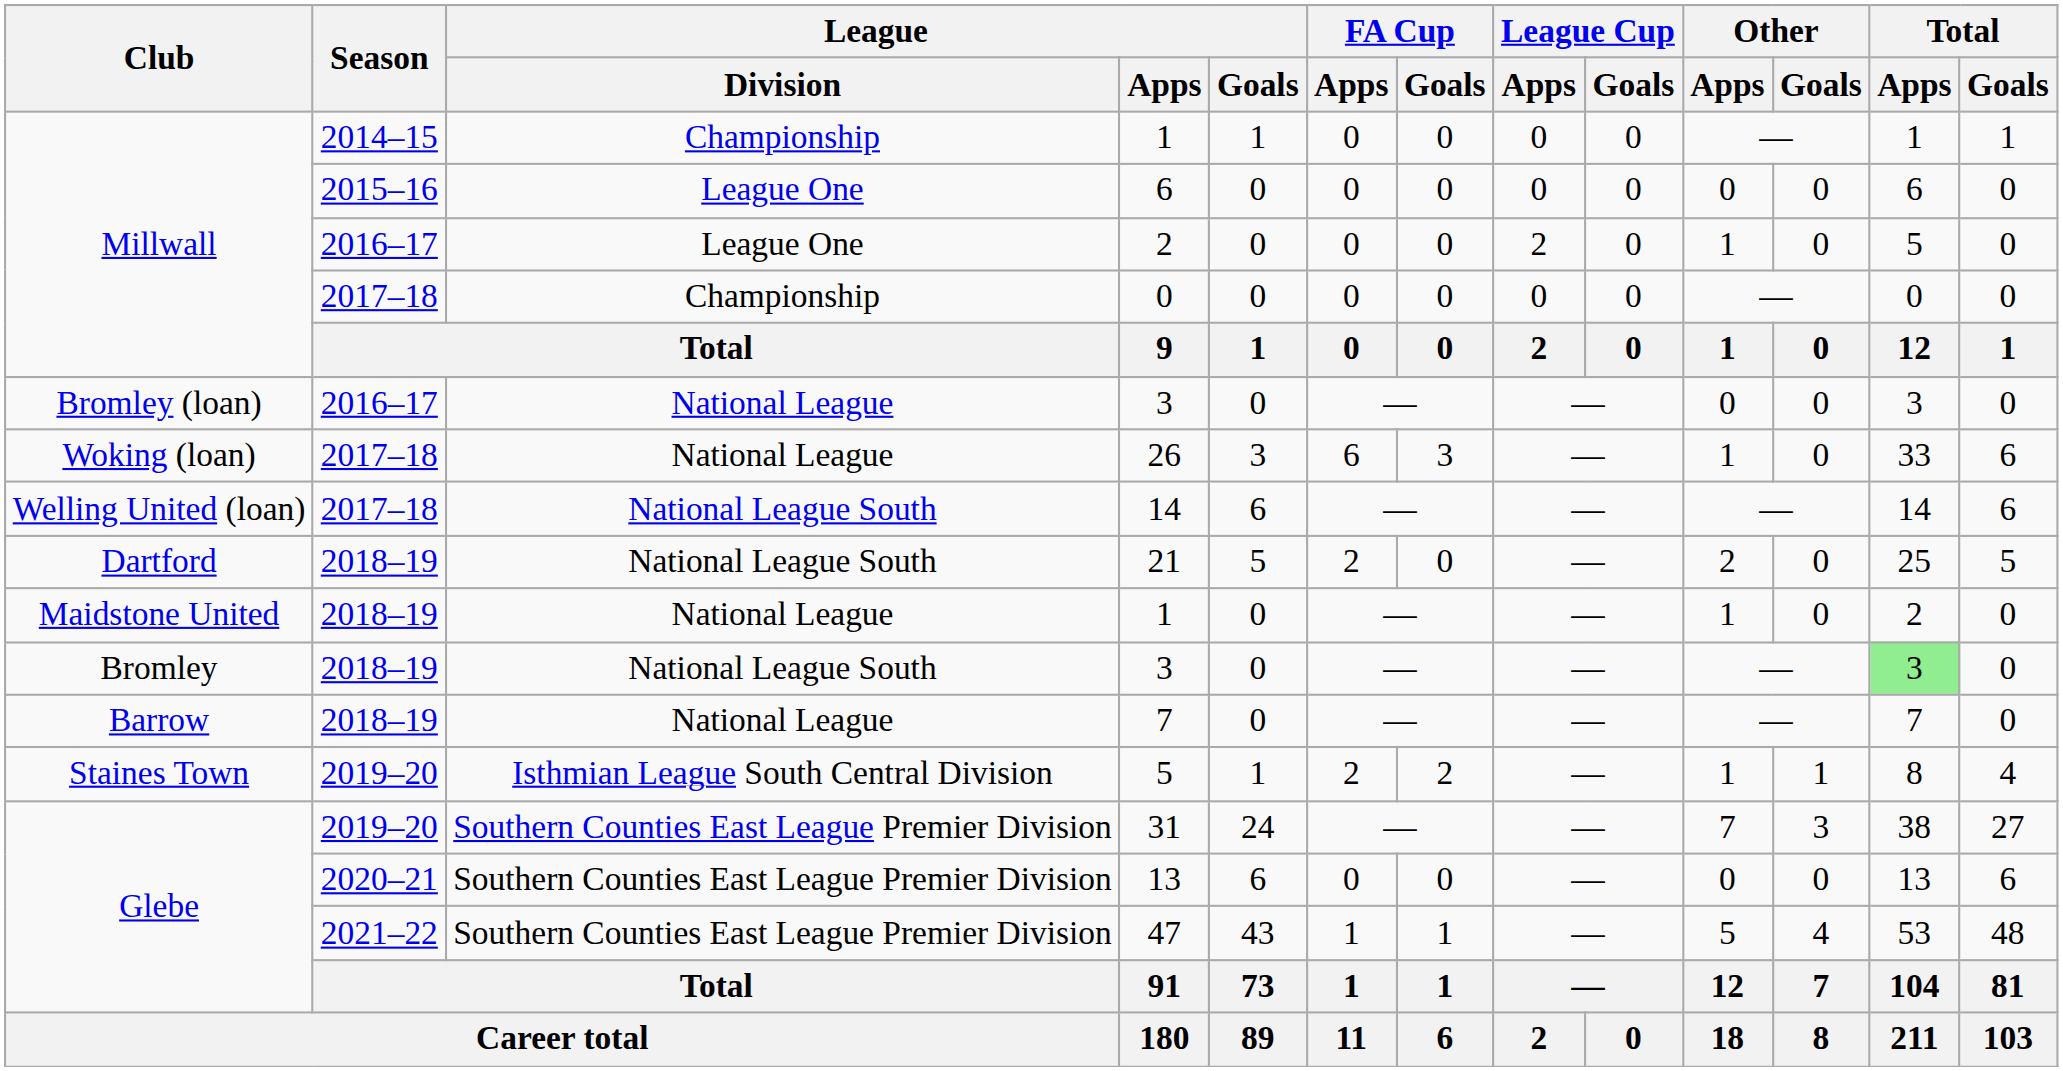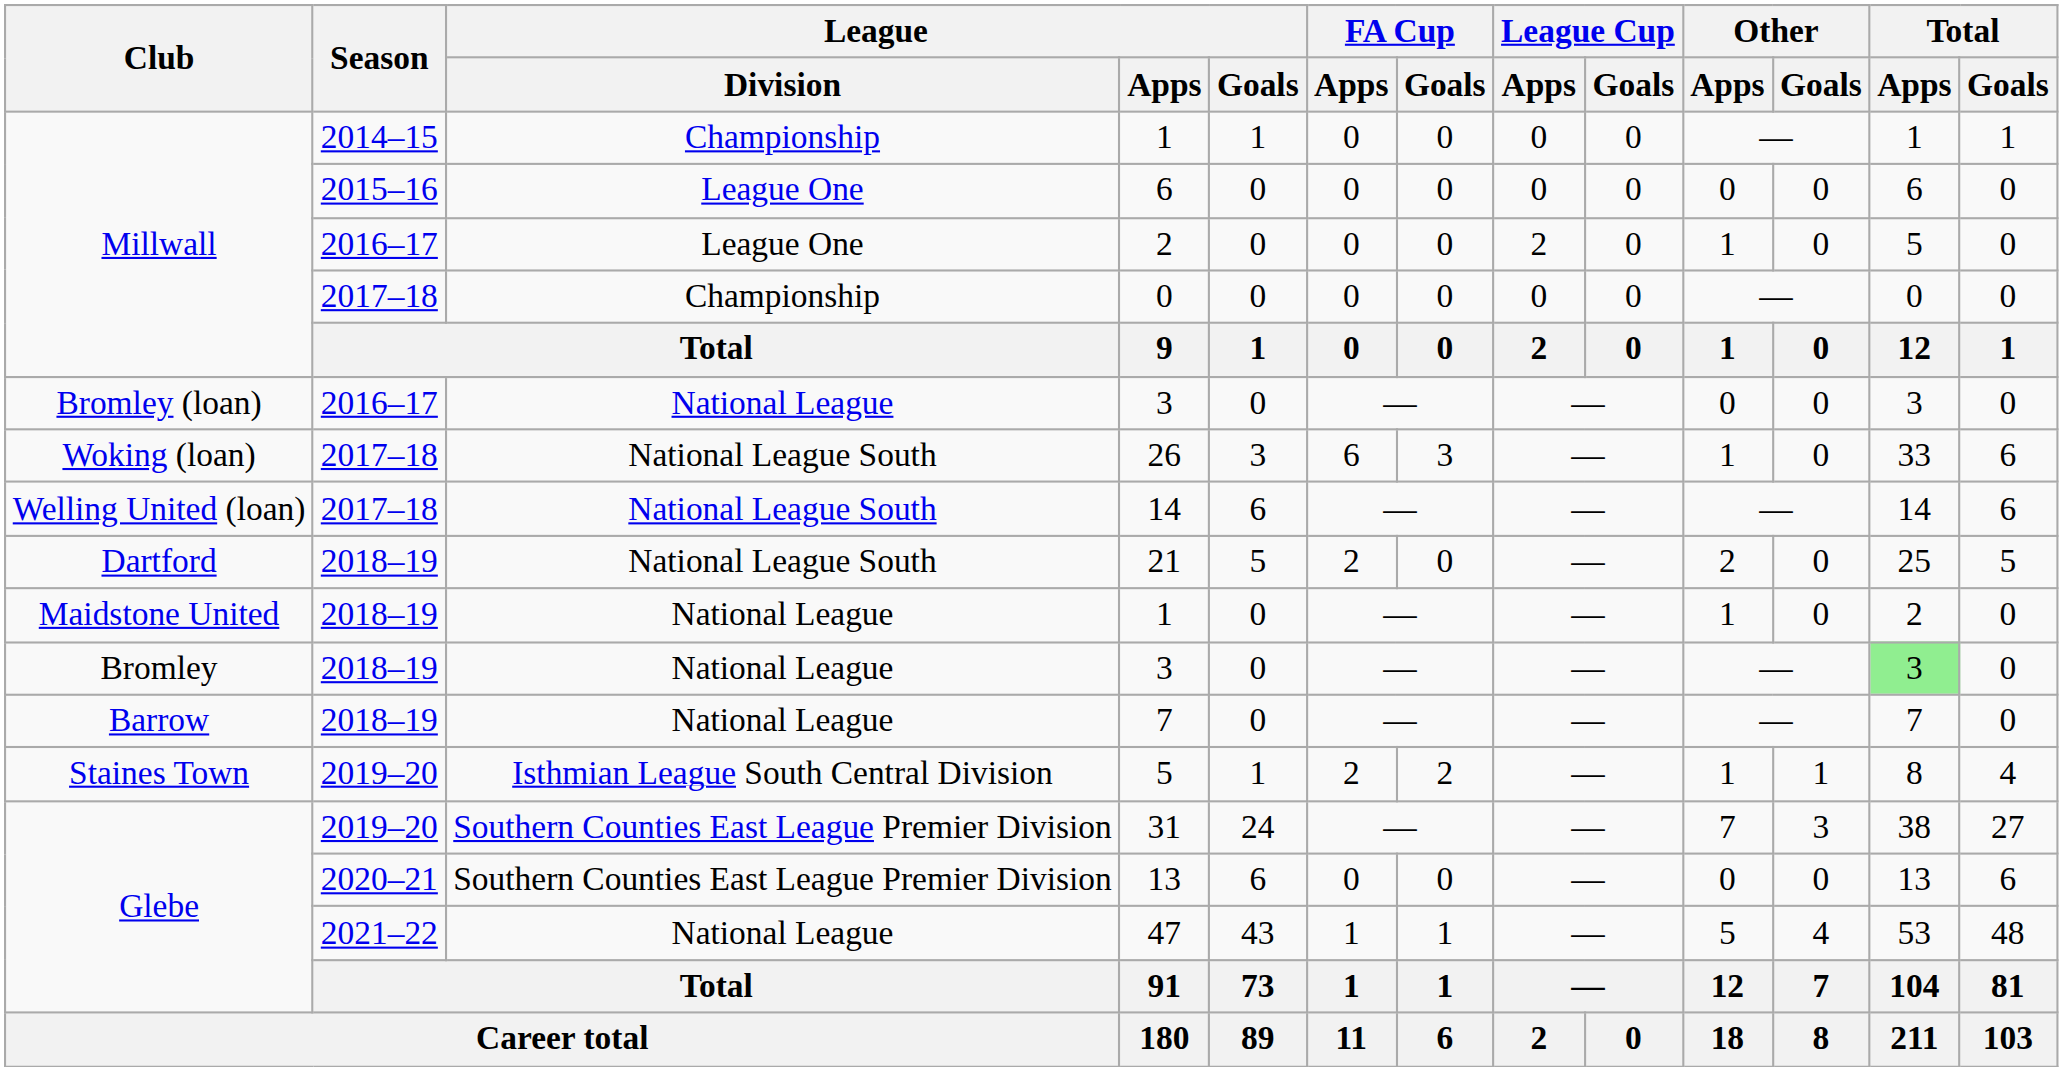(782, 455) National League -> (782, 455) National League South
(782, 667) National League South -> (782, 667) National League
(782, 932) Southern Counties East League Premier Division -> (782, 932) National League
